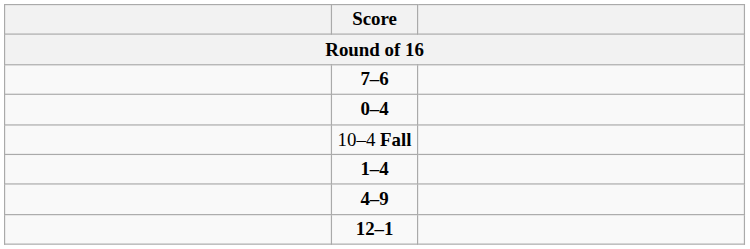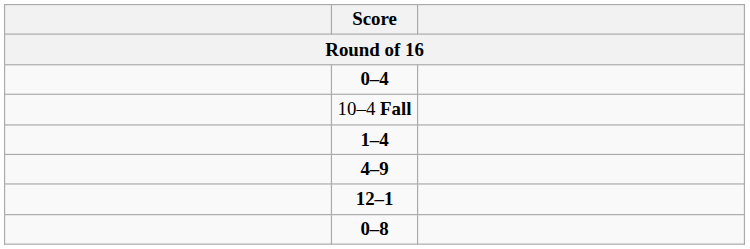- row: (375, 79)
+ row: (375, 229)
